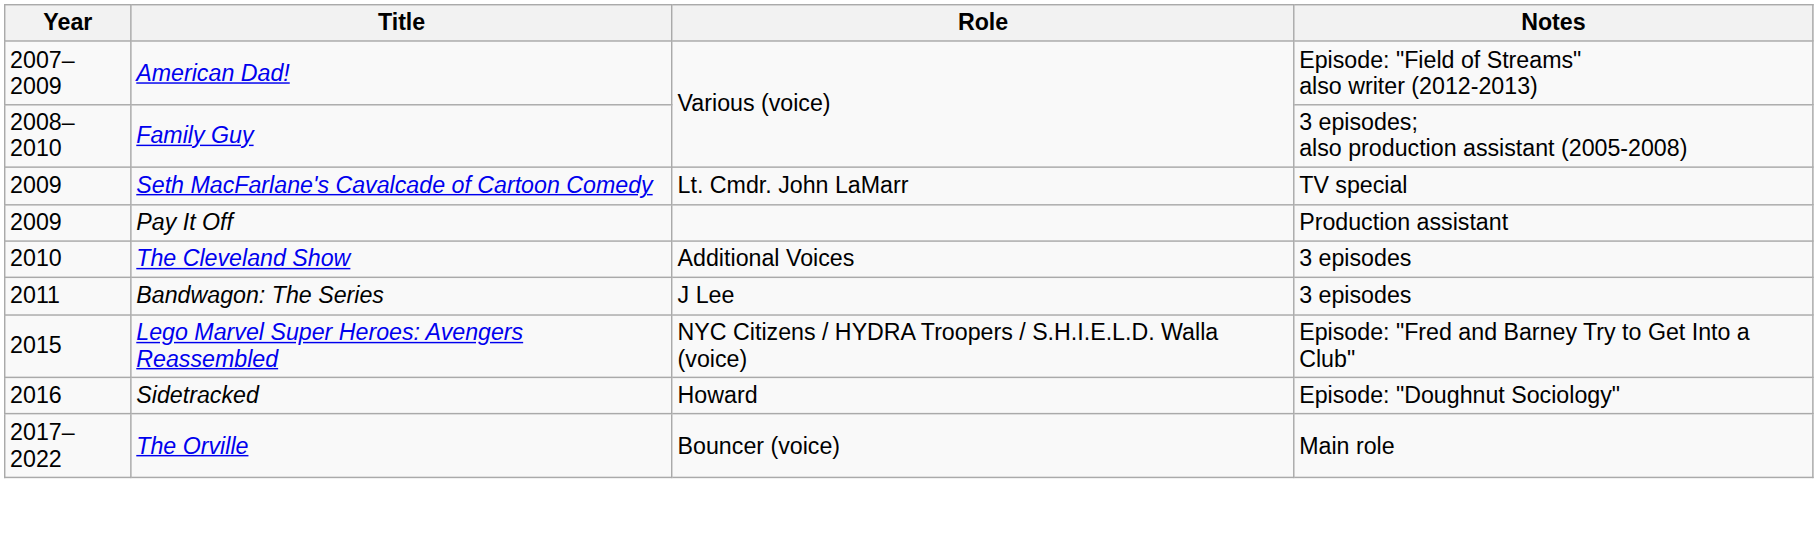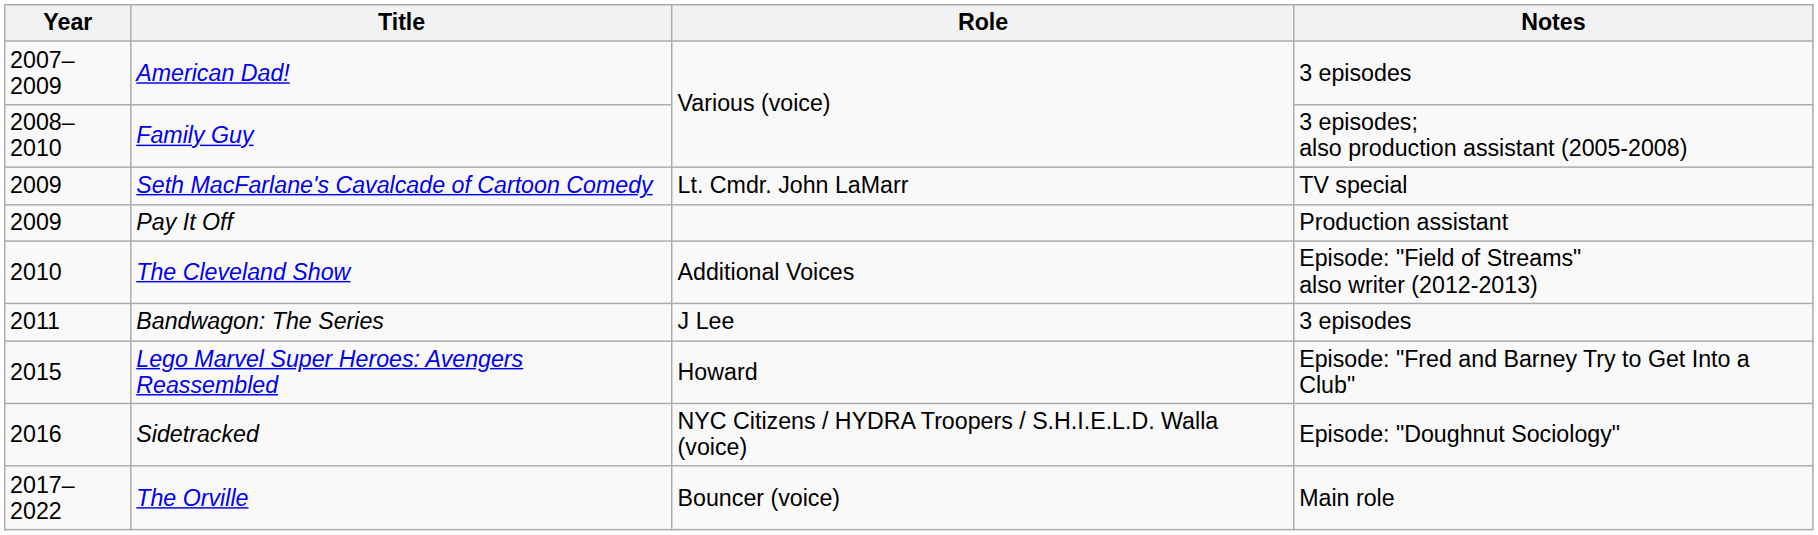(1440, 72) Episode: "Field of Streams" also writer (2012-2013) -> (1355, 72) 3 episodes
(1355, 259) 3 episodes -> (1440, 272) Episode: "Field of Streams" also writer (2012-2013)
(948, 345) NYC Citizens / HYDRA Troopers / S.H.I.E.L.D. Walla (voice) -> (718, 371) Howard
(718, 395) Howard -> (948, 434) NYC Citizens / HYDRA Troopers / S.H.I.E.L.D. Walla (voice)
